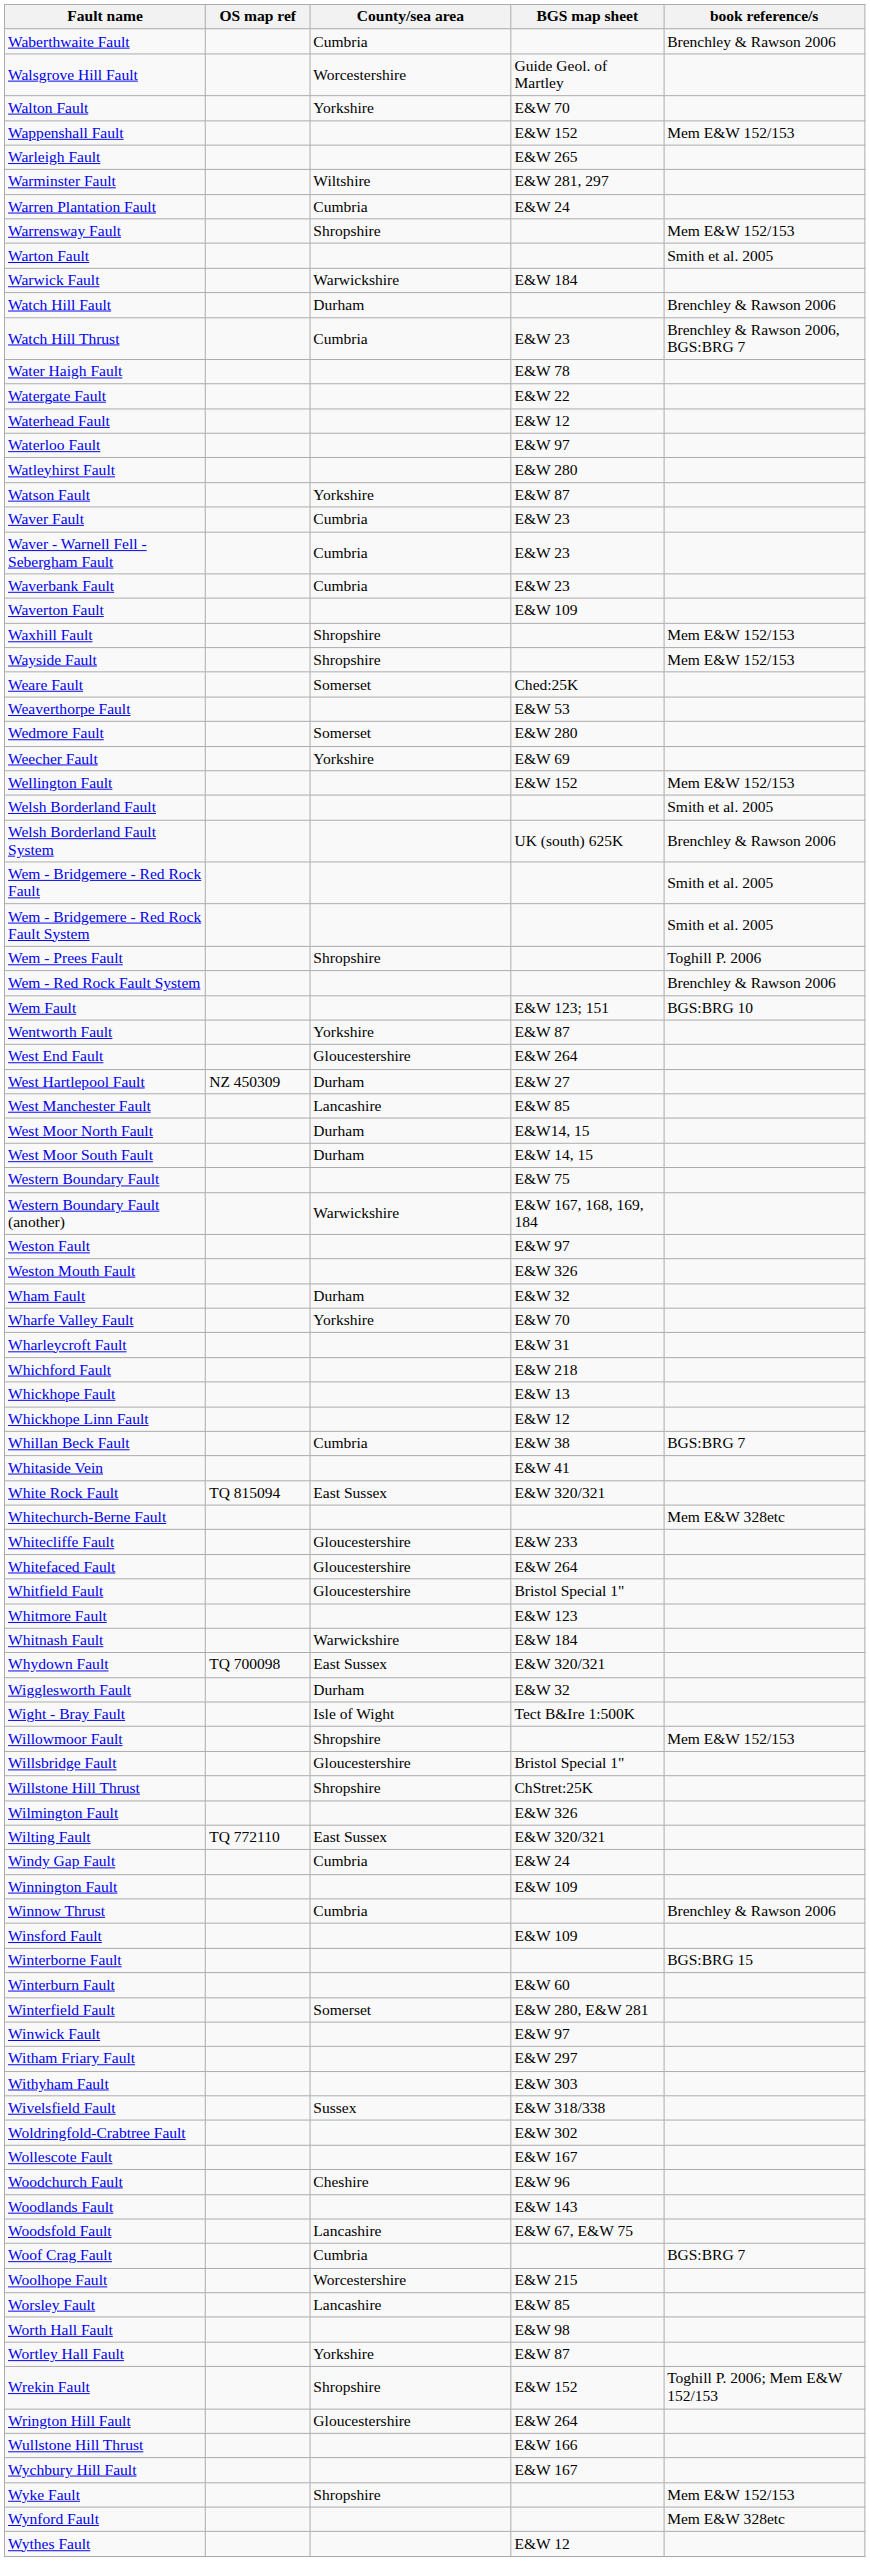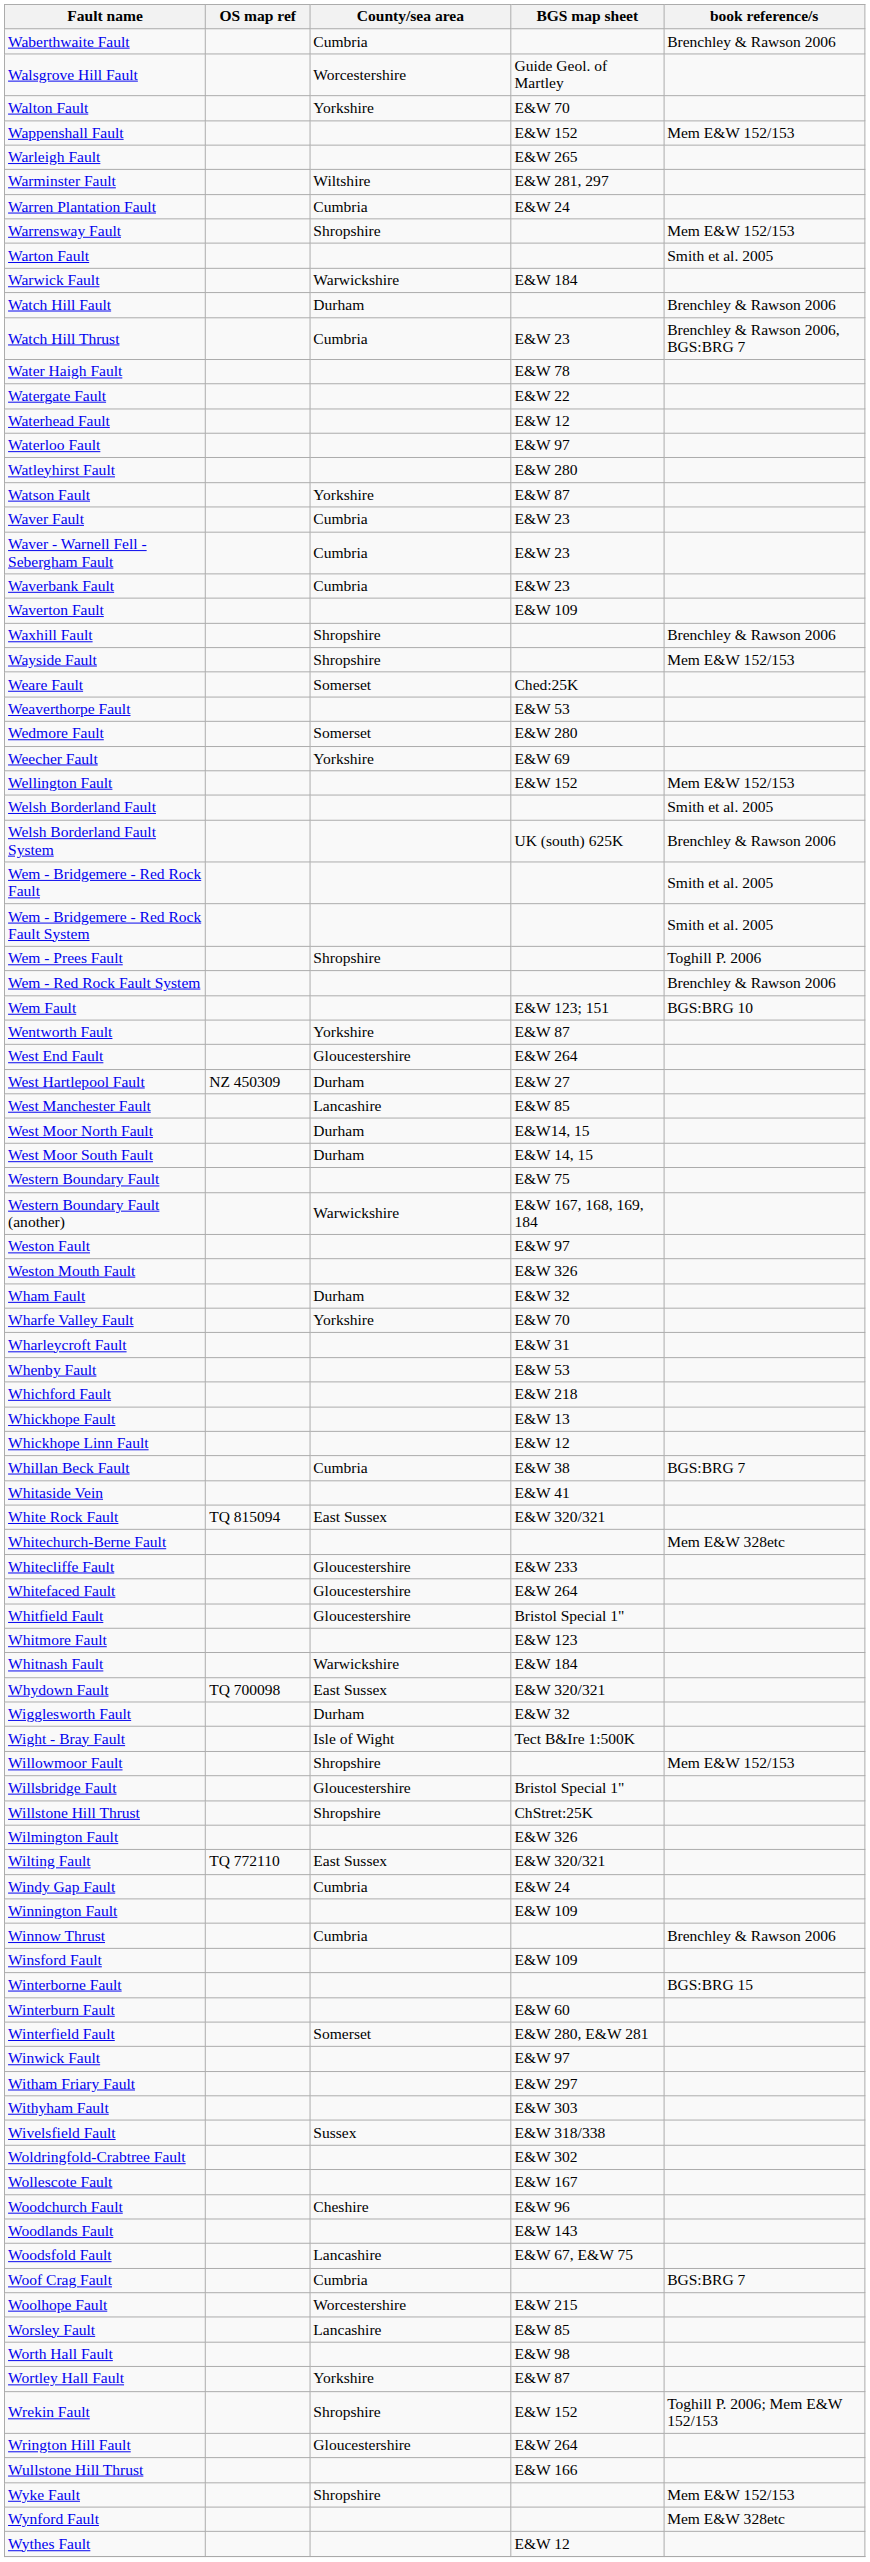(731, 635) Mem E&W 152/153 -> (751, 635) Brenchley & Rawson 2006
+ row: (52, 1369)
- row: (72, 2470)
